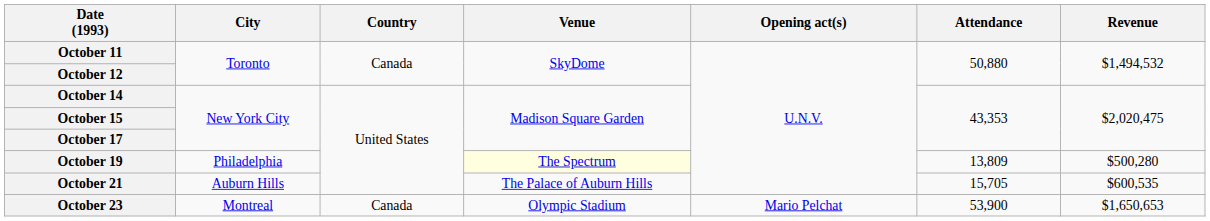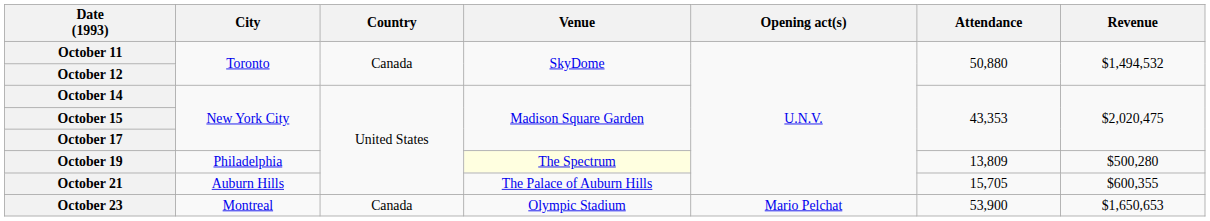(1133, 183) $600,535 -> (1133, 183) $600,355
